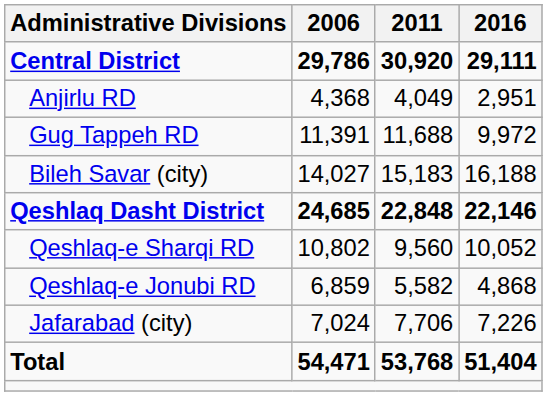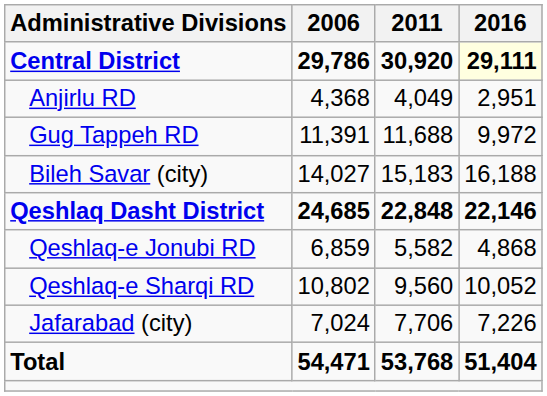(502, 60) no background -> (502, 60) lightyellow background
rows swapped: (142, 286) <-> (142, 248)
